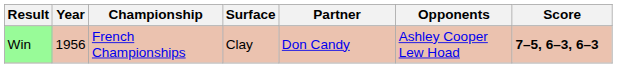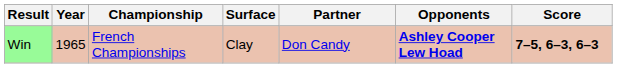(71, 44) 1956 -> (71, 44) 1965
(443, 44) normal -> (447, 44) bold
